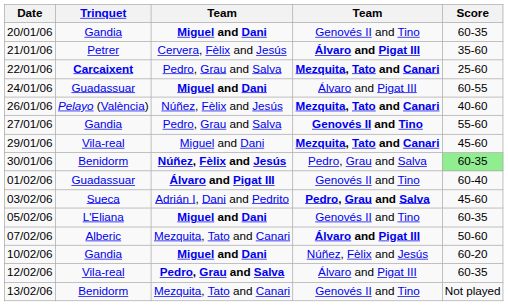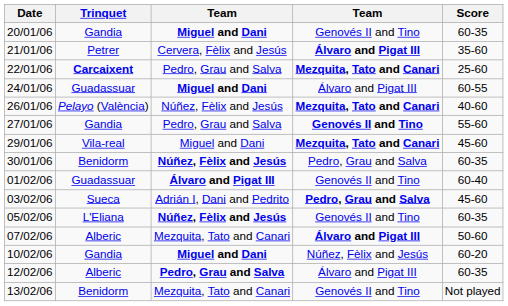(473, 161) lightgreen background -> (473, 161) no background
(222, 217) Miguel and Dani -> (222, 217) Núñez, Fèlix and Jesús
(103, 273) Vila-real -> (103, 273) Alberic
